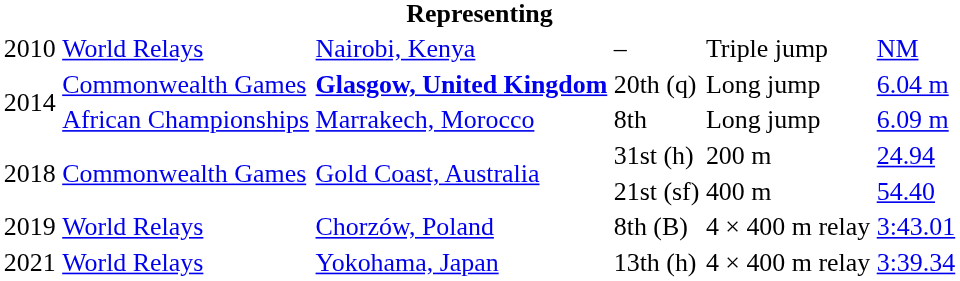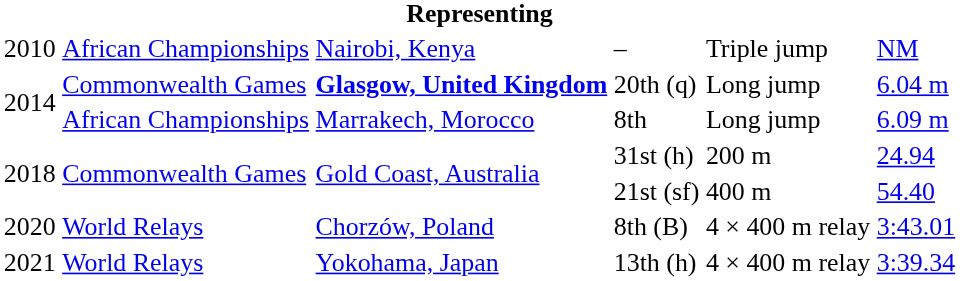(133, 48) World Relays -> (186, 48) African Championships
(30, 226) 2019 -> (30, 226) 2020
